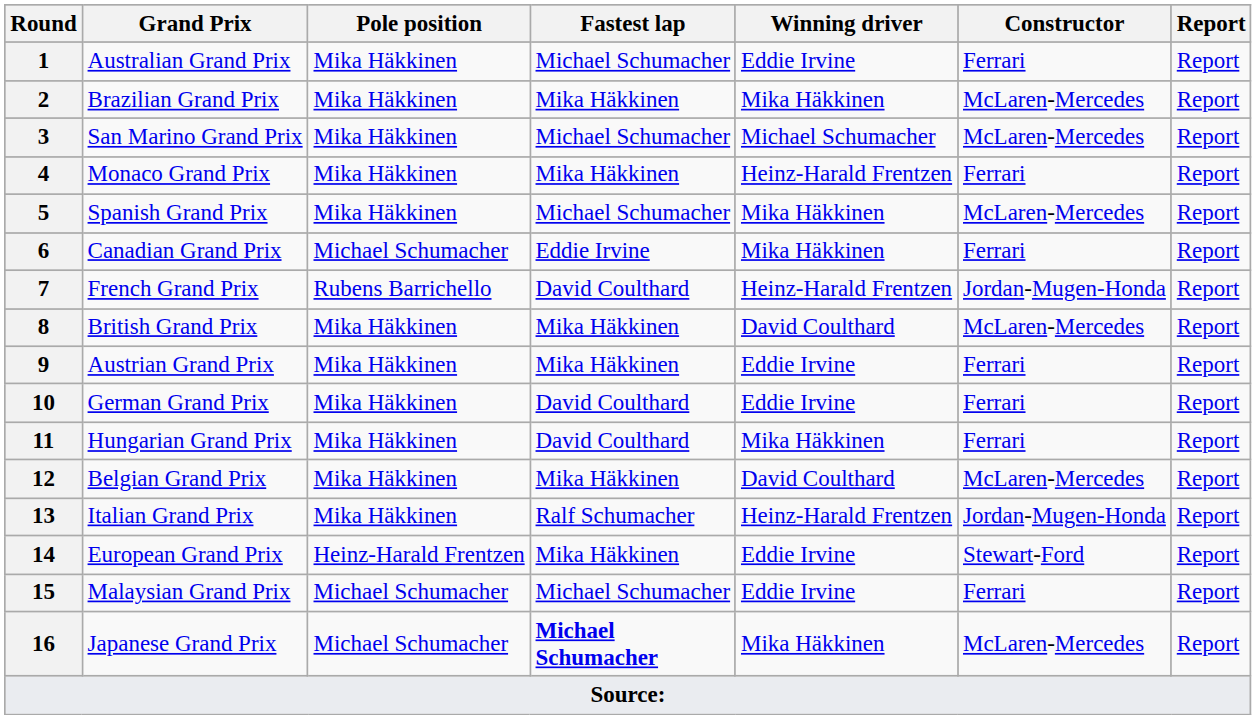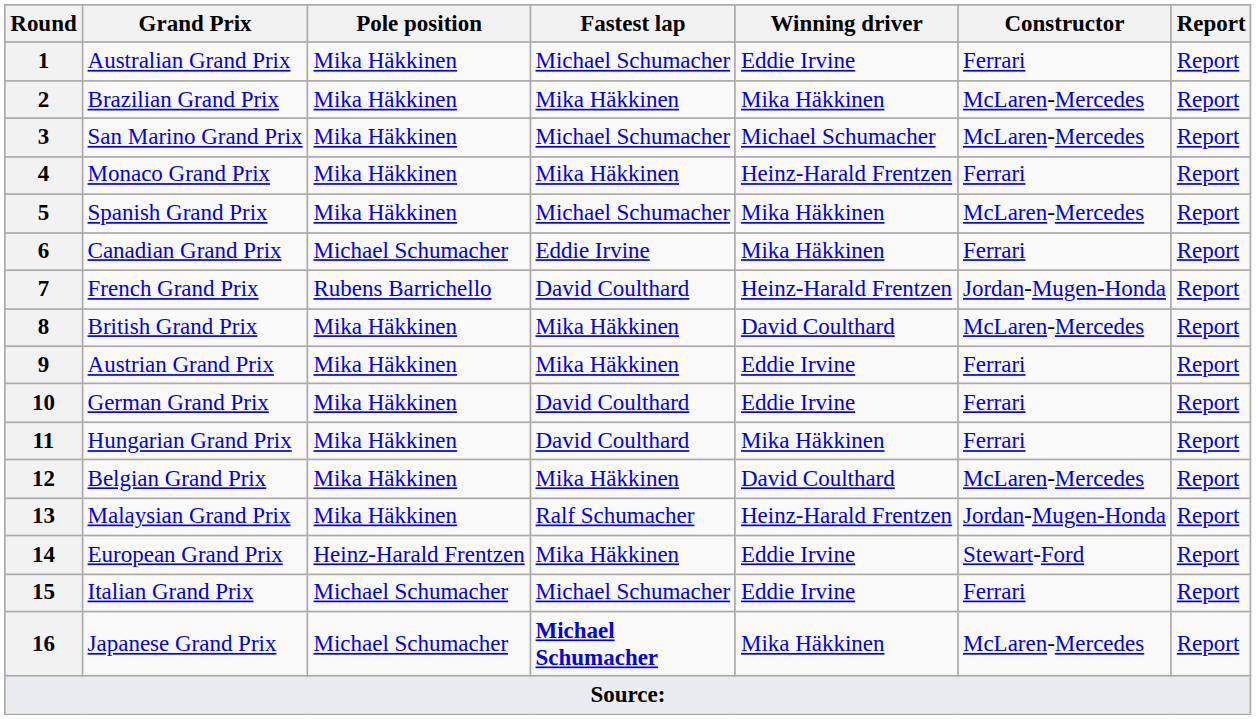(171, 516) Italian Grand Prix -> (189, 516) Malaysian Grand Prix
(189, 591) Malaysian Grand Prix -> (171, 591) Italian Grand Prix
